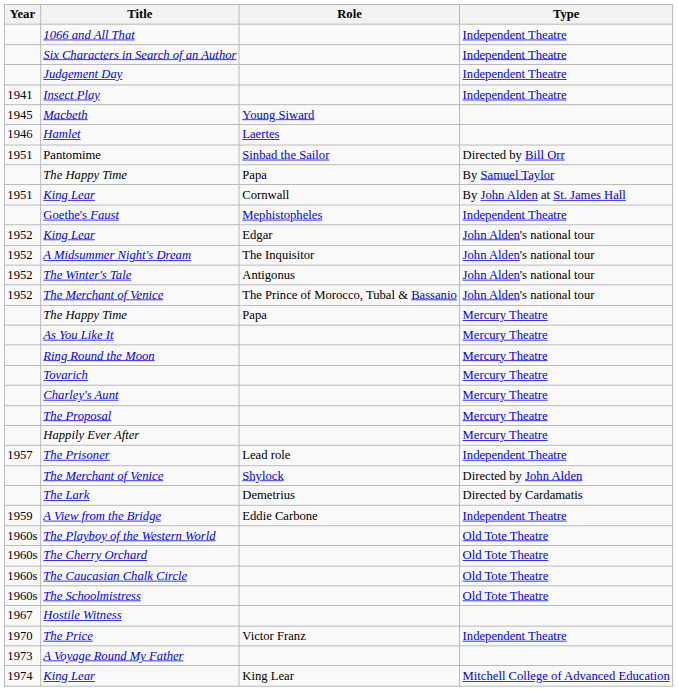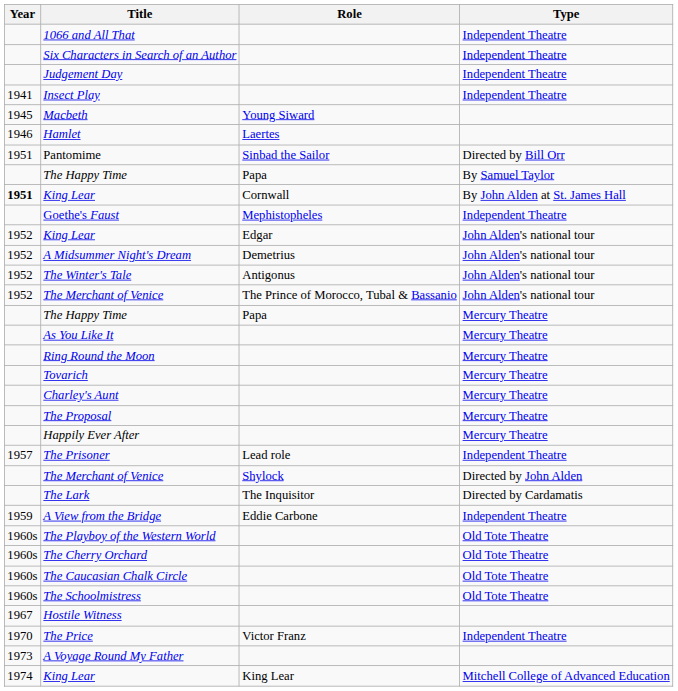(20, 194) normal -> (20, 194) bold
(278, 255) The Inquisitor -> (269, 255) Demetrius
(269, 495) Demetrius -> (278, 495) The Inquisitor
